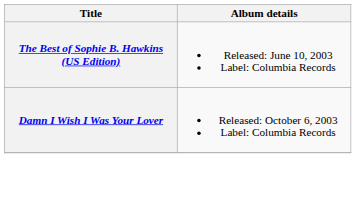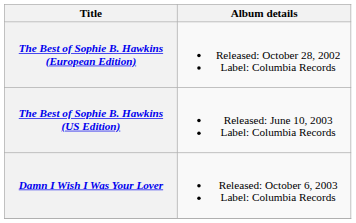+ row: (91, 54)
